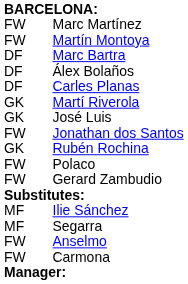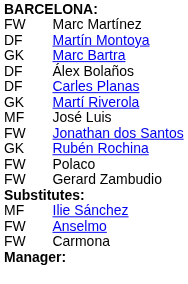(15, 40) FW -> (13, 40) DF
(13, 55) DF -> (14, 55) GK
(14, 117) GK -> (14, 117) MF
- row: (77, 226)
